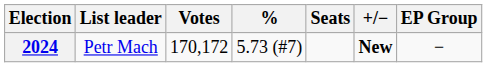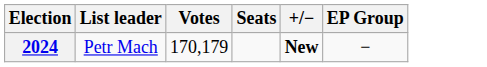- column: (269, 18)
(199, 47) 170,172 -> (199, 47) 170,179
